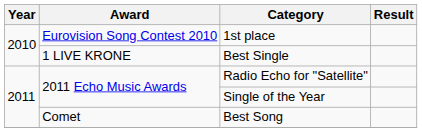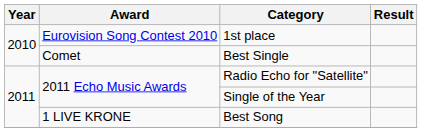(86, 55) 1 LIVE KRONE -> (61, 55) Comet
(61, 117) Comet -> (86, 117) 1 LIVE KRONE
